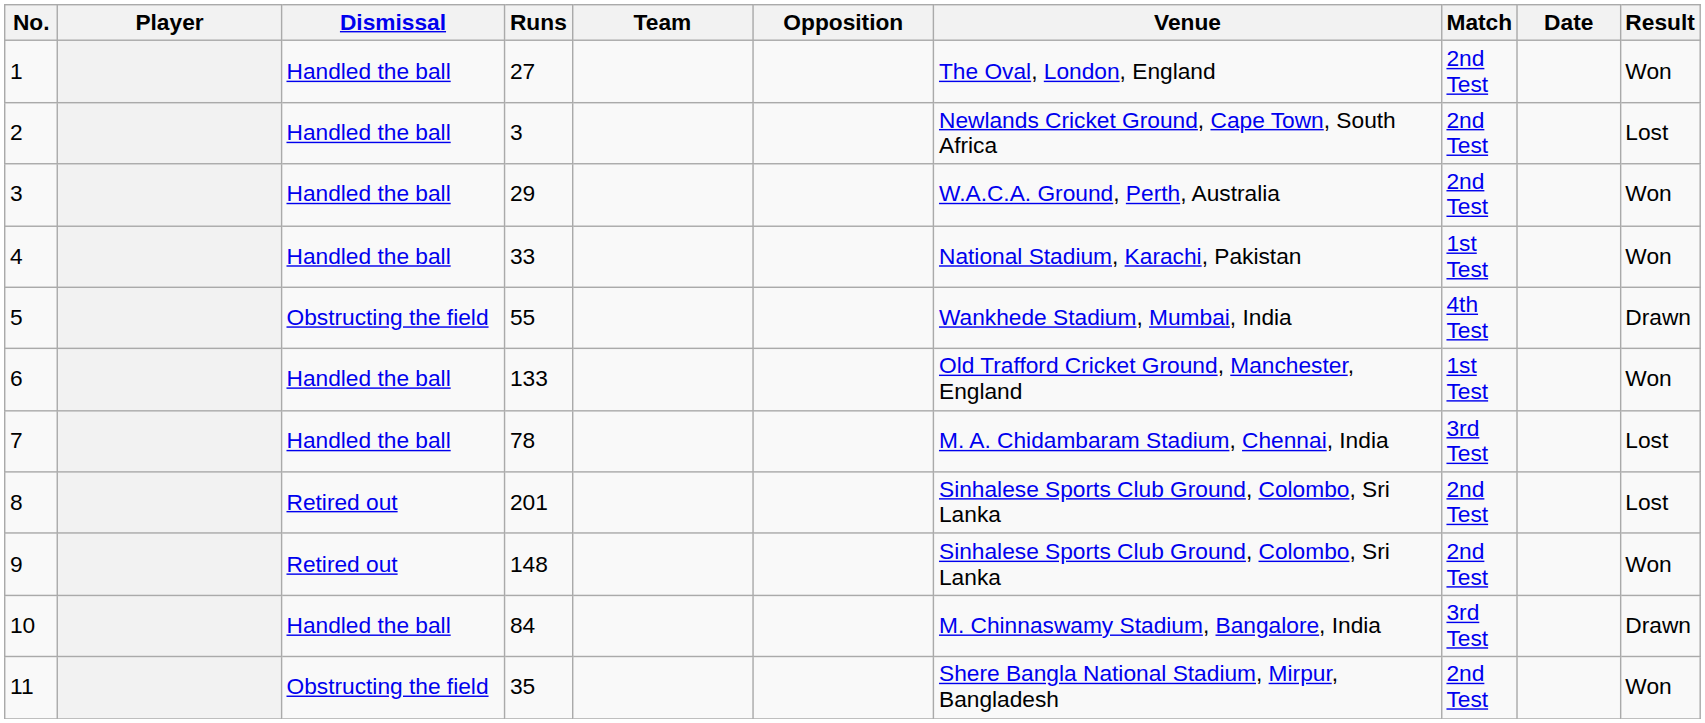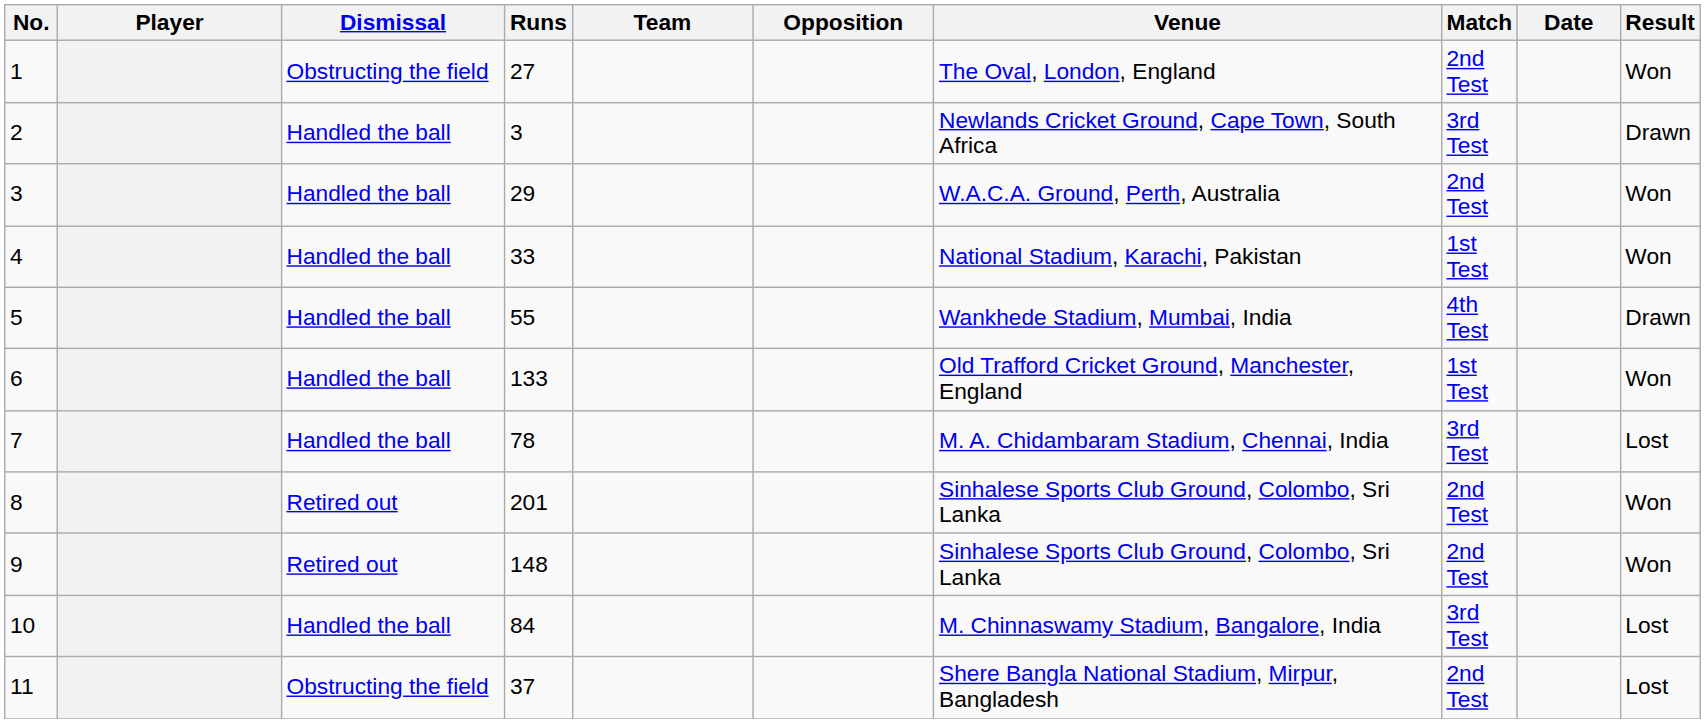(369, 71) Handled the ball -> (388, 71) Obstructing the field
(1467, 132) 2nd Test -> (1467, 132) 3rd Test
(1647, 132) Lost -> (1658, 132) Drawn
(388, 317) Obstructing the field -> (369, 317) Handled the ball
(1647, 502) Lost -> (1649, 502) Won
(1658, 625) Drawn -> (1647, 625) Lost
(523, 687) 35 -> (523, 687) 37
(1649, 687) Won -> (1647, 687) Lost
